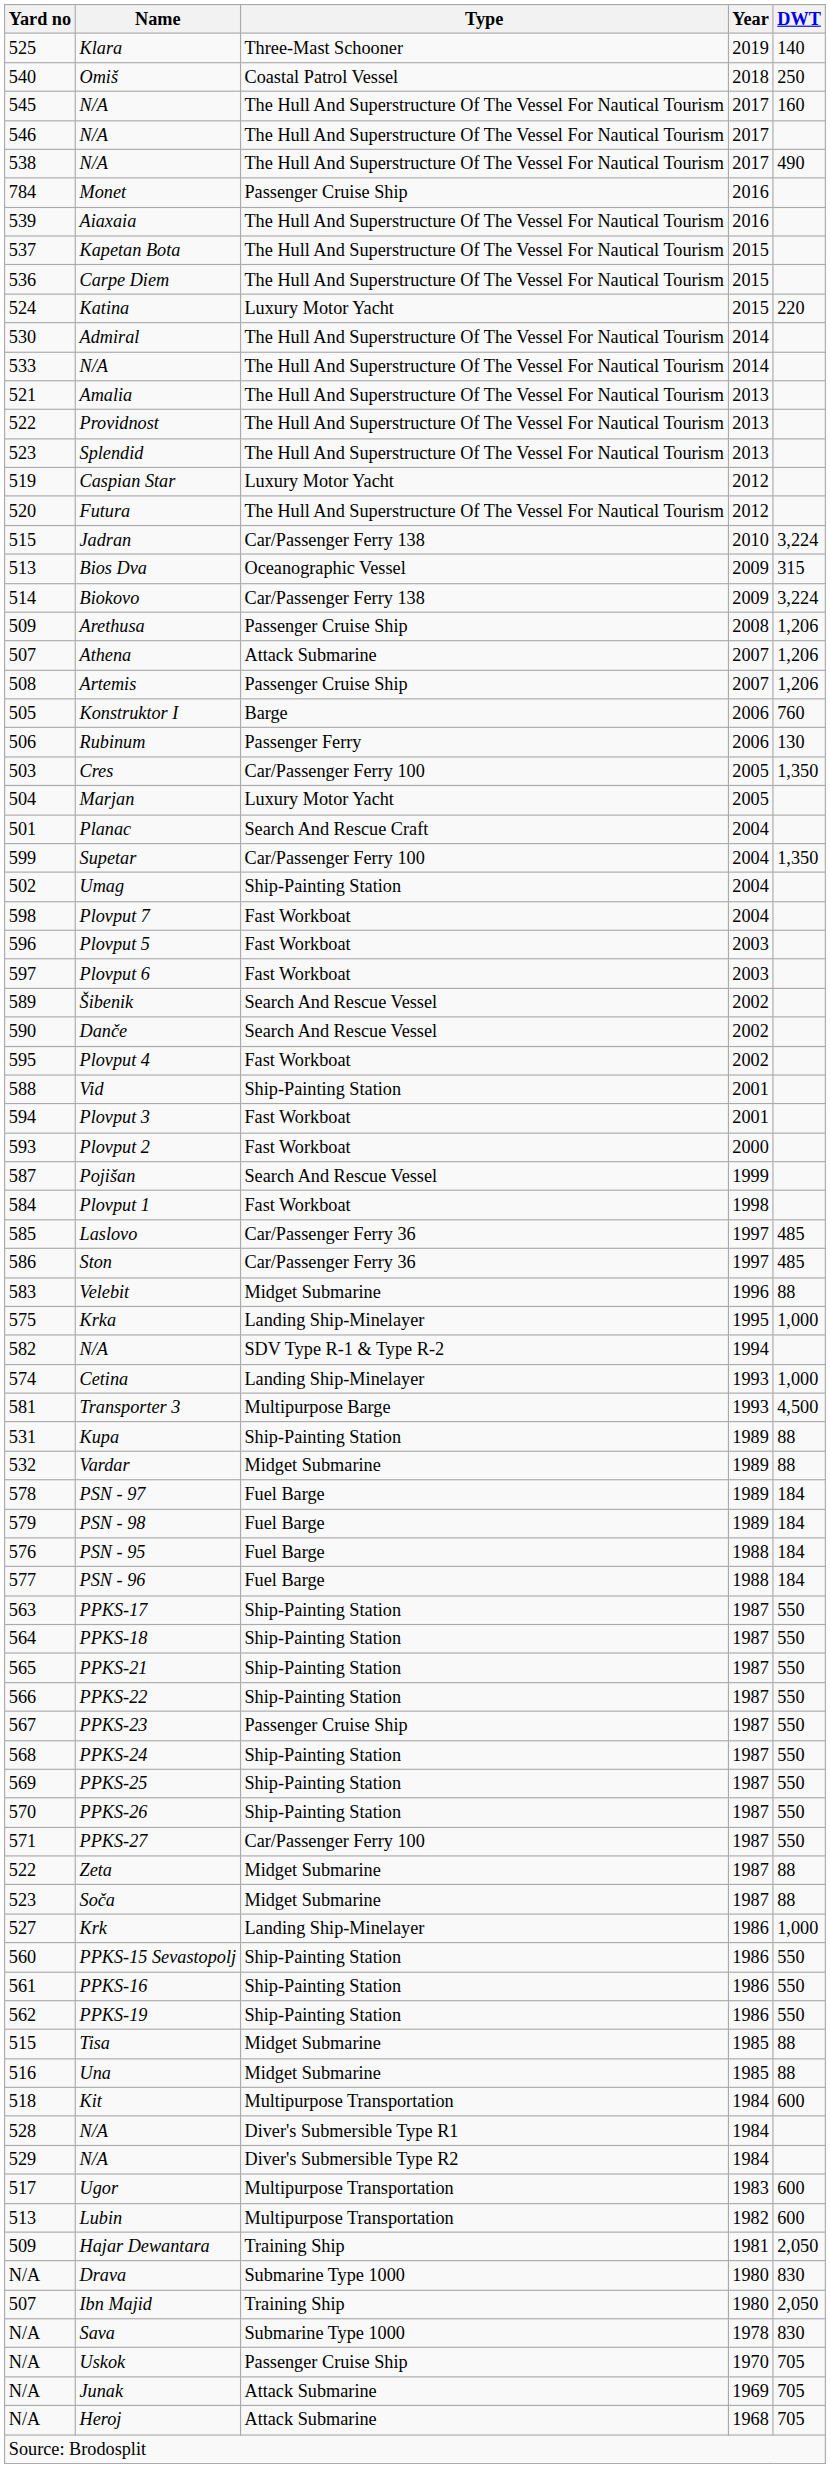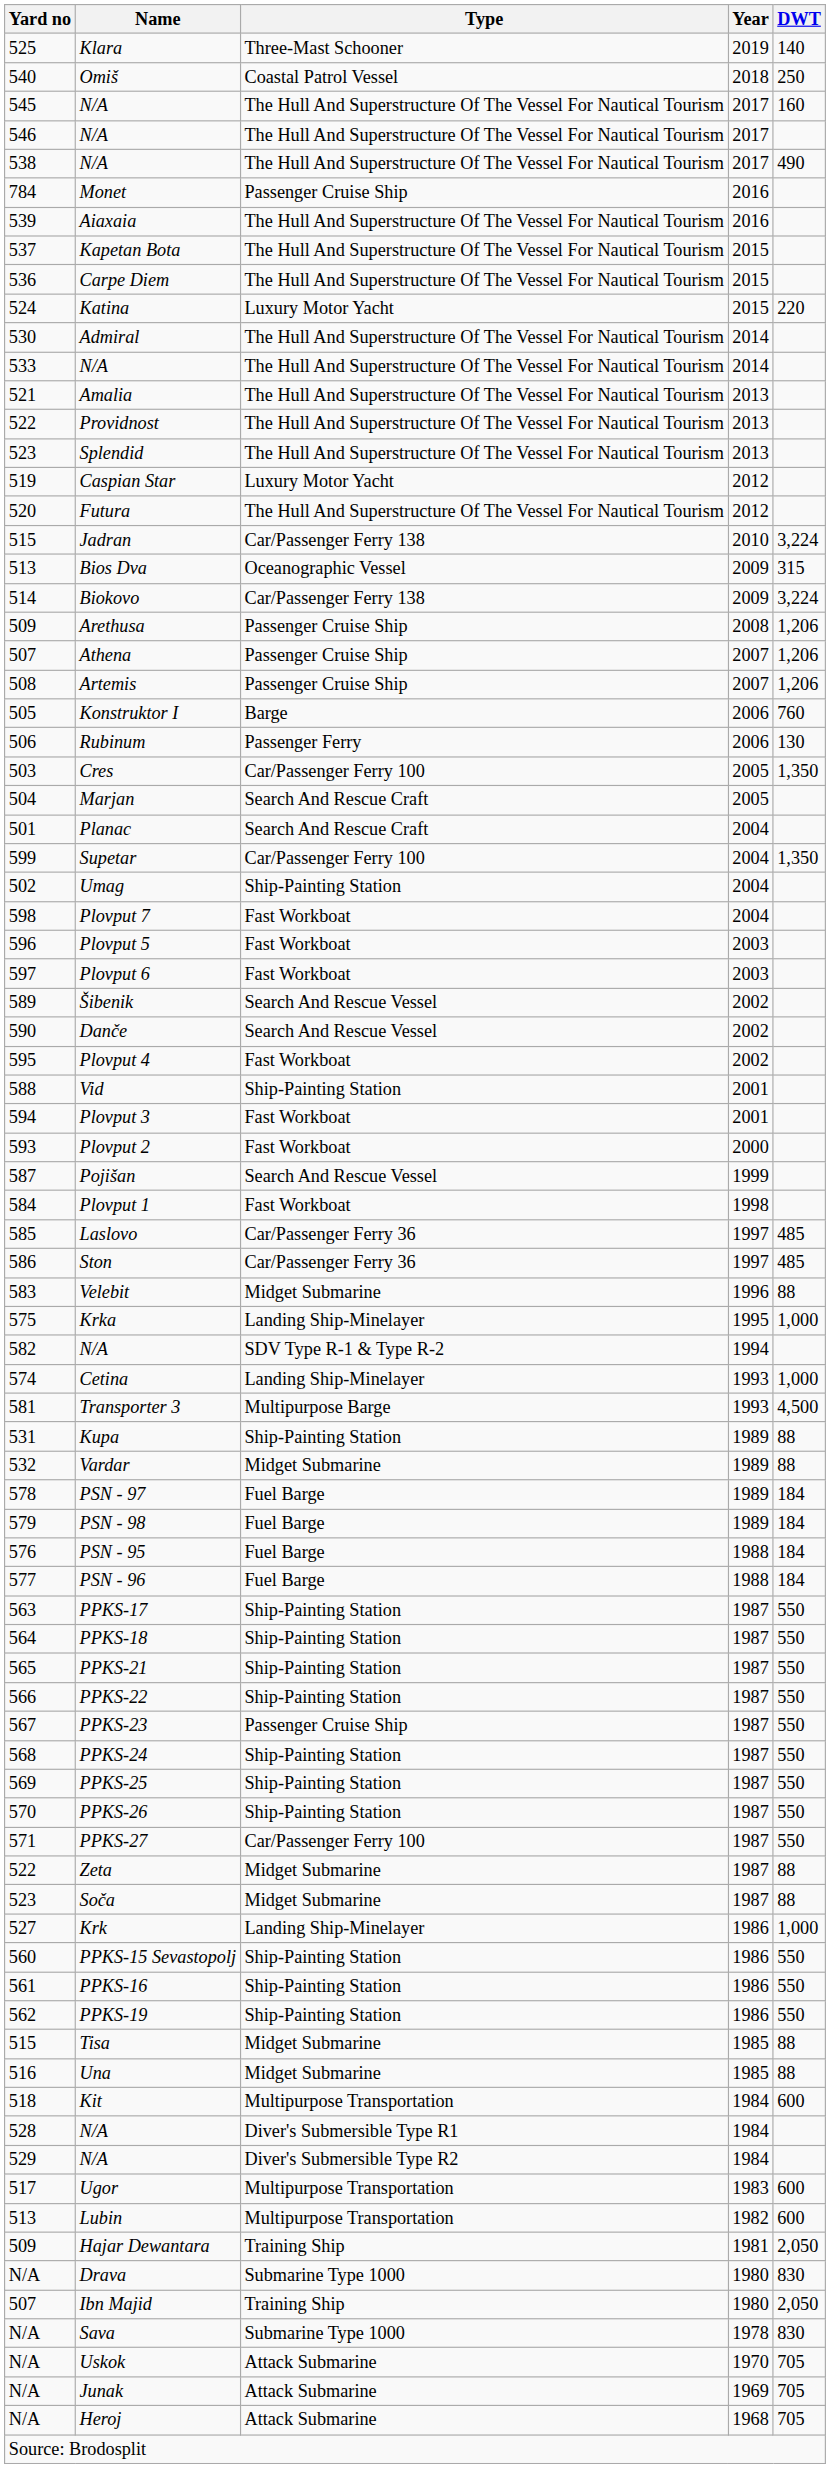(311, 655) Attack Submarine -> (326, 655) Passenger Cruise Ship
(319, 800) Luxury Motor Yacht -> (336, 800) Search And Rescue Craft
(326, 2362) Passenger Cruise Ship -> (311, 2362) Attack Submarine
